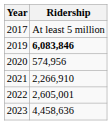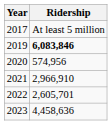(53, 78) 2,266,910 -> (53, 78) 2,966,910
(53, 95) 2,605,001 -> (53, 95) 2,605,701
